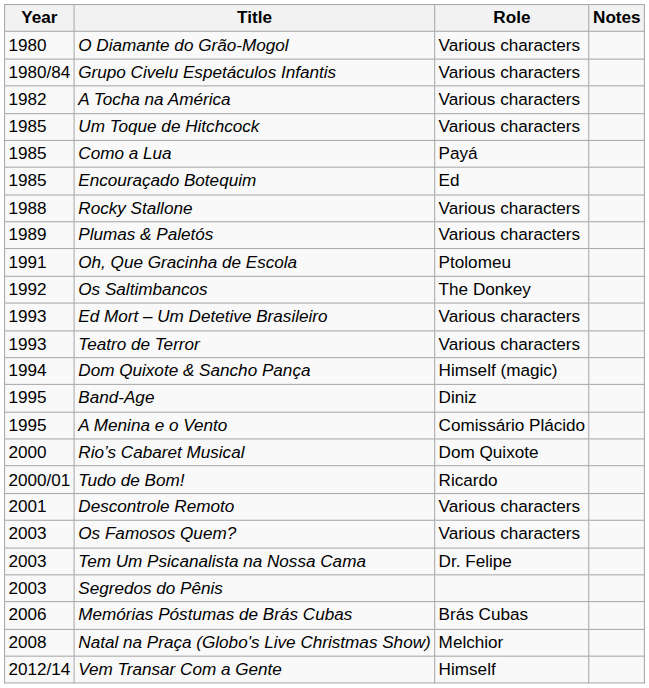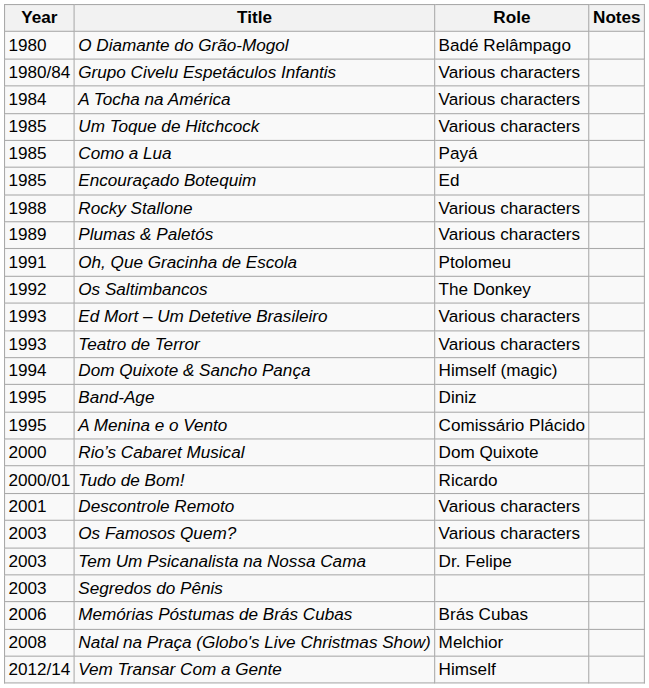(509, 45) Various characters -> (505, 45) Badé Relâmpago
(28, 99) 1982 -> (28, 99) 1984
